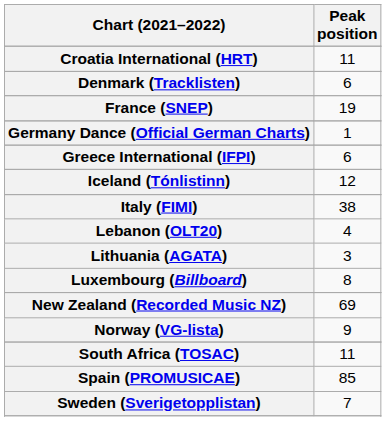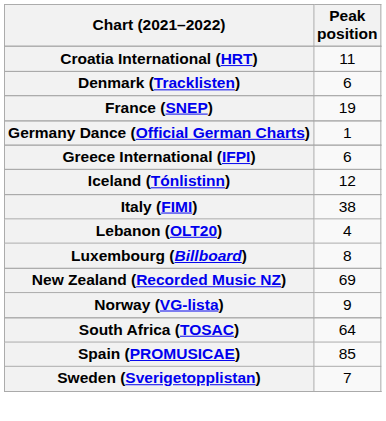- row: (159, 255)
(347, 354) 11 -> (347, 329) 64
